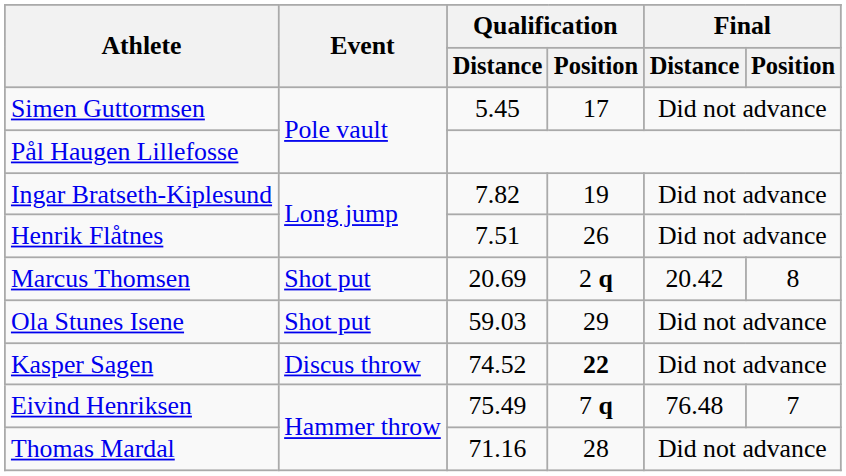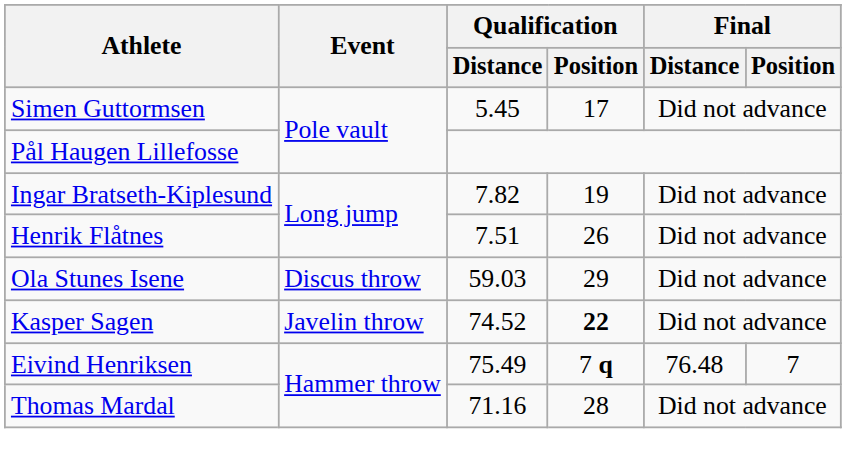- row: (100, 278)
(327, 321) Shot put -> (352, 278) Discus throw
(352, 363) Discus throw -> (354, 321) Javelin throw
